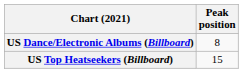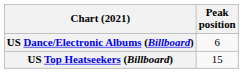(217, 42) 8 -> (217, 42) 6
